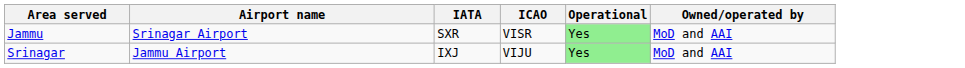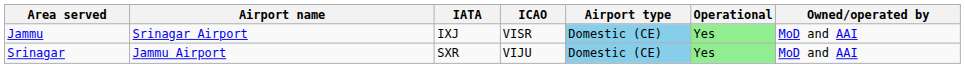+ column: (628, 14)
(448, 34) SXR -> (448, 34) IXJ
(448, 53) IXJ -> (448, 53) SXR
